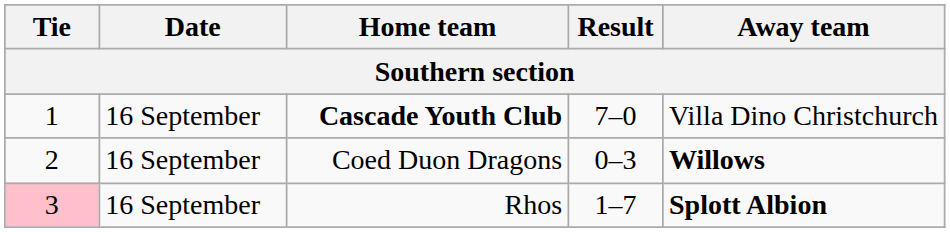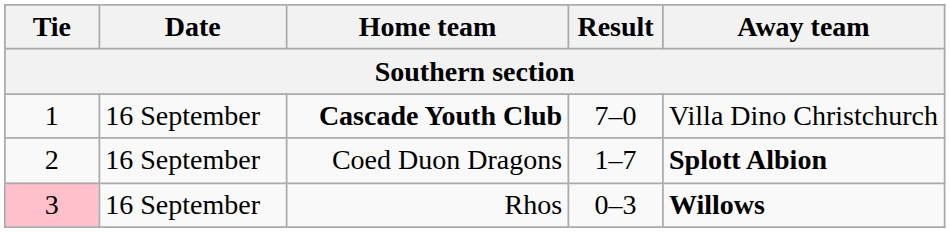(616, 159) 0–3 -> (616, 159) 1–7
(717, 159) Willows -> (748, 159) Splott Albion
(616, 204) 1–7 -> (616, 204) 0–3
(748, 204) Splott Albion -> (717, 204) Willows
